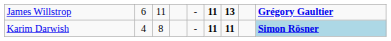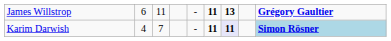(161, 28) 8 -> (161, 28) 7
(230, 28) no background -> (230, 28) lavender background
